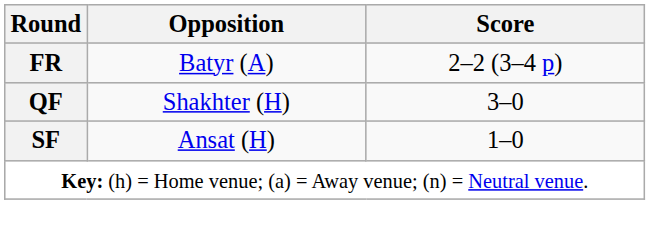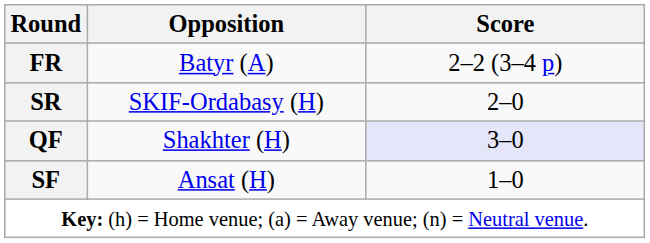+ row: (46, 101)
(505, 101) no background -> (505, 140) lavender background
